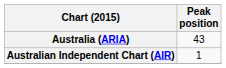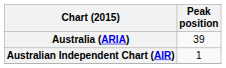(199, 39) 43 -> (199, 39) 39
